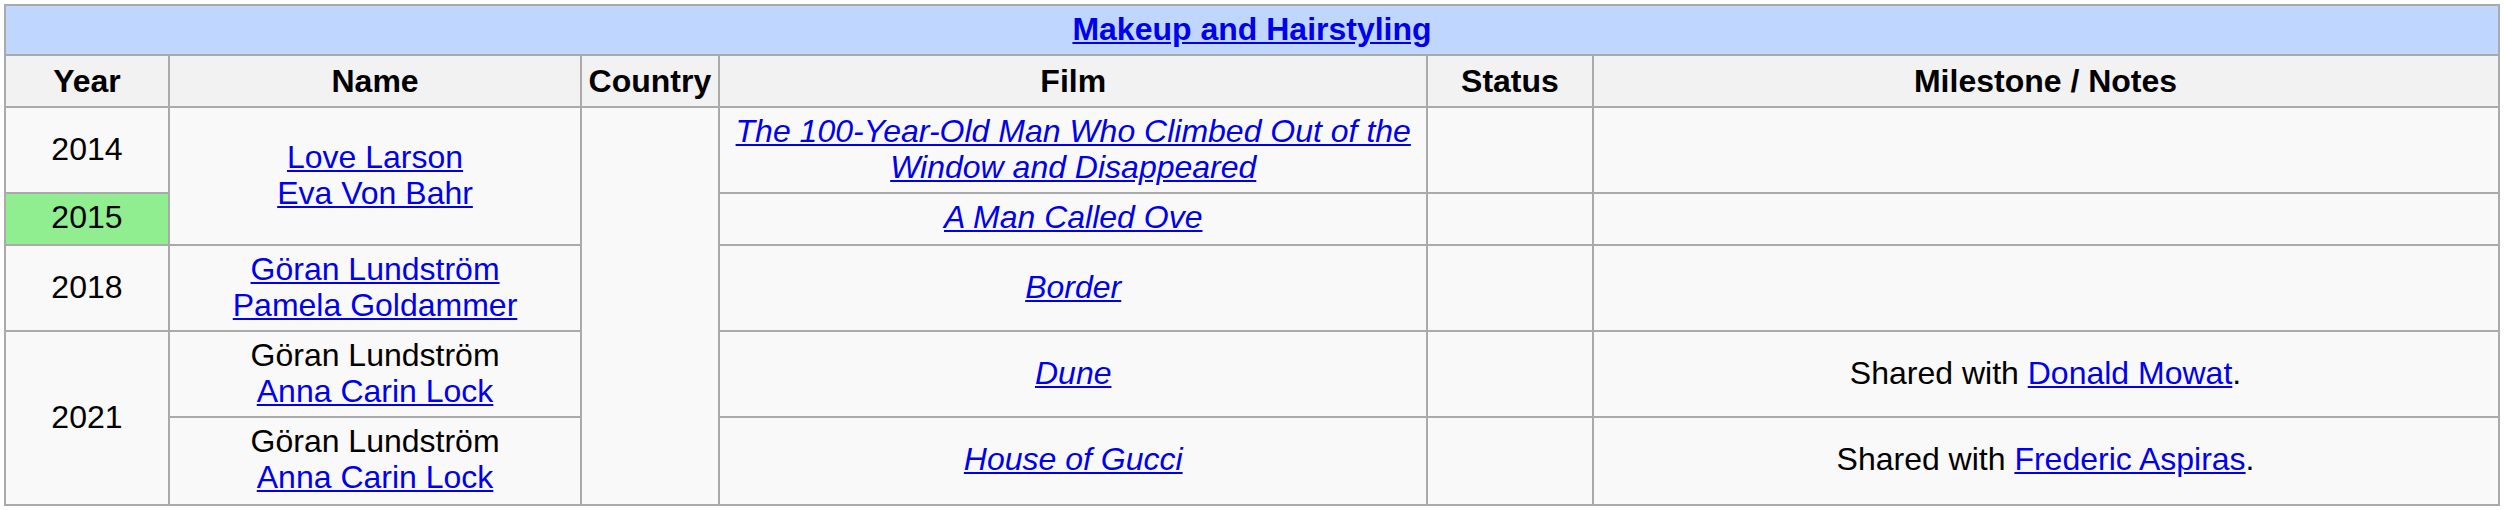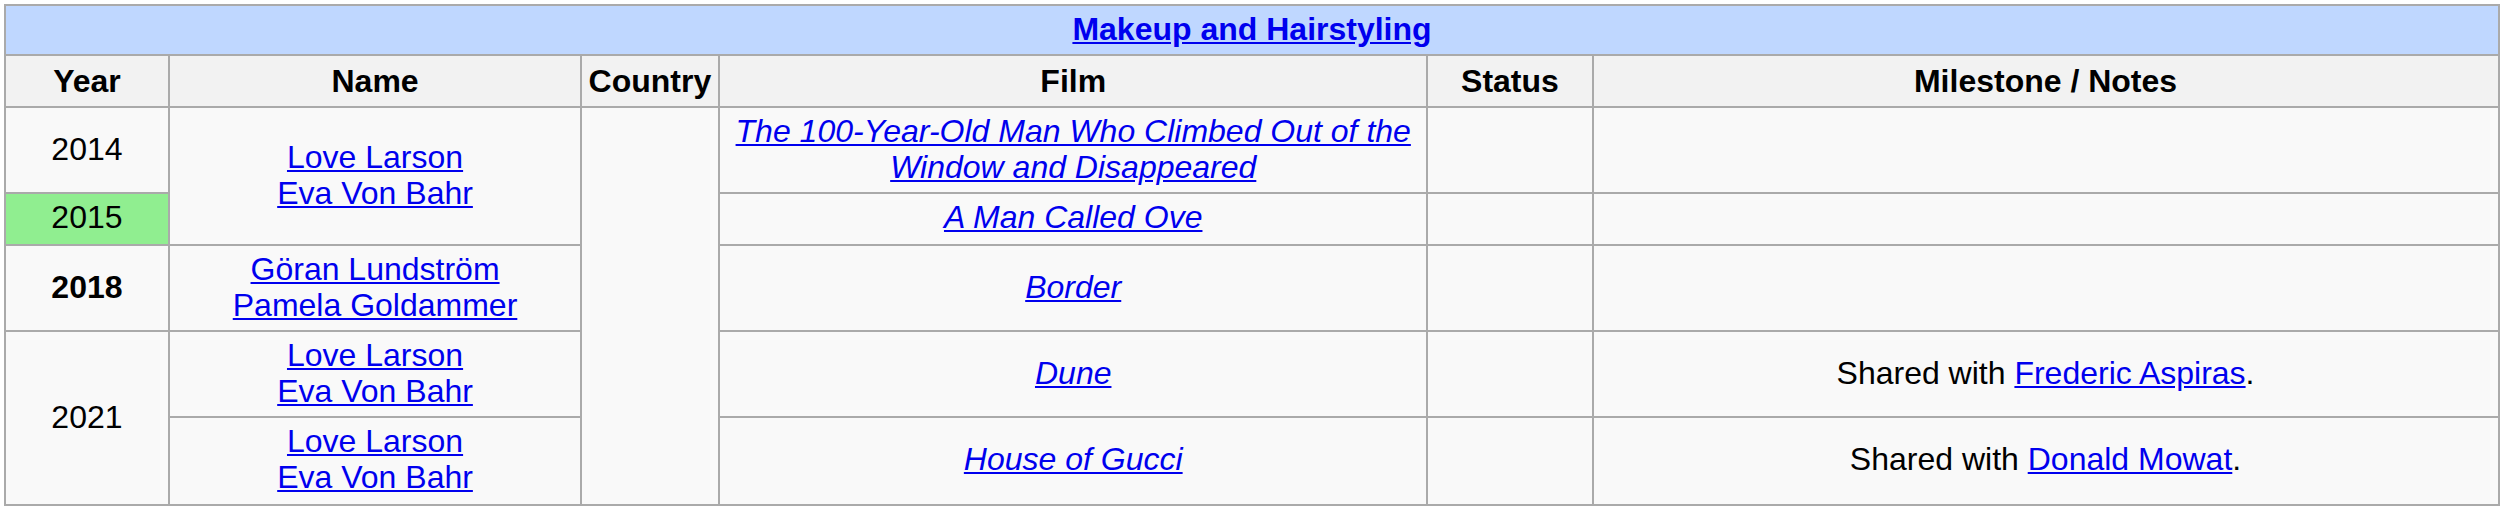(87, 286) normal -> (87, 286) bold
(375, 373) Göran Lundström Anna Carin Lock -> (375, 373) Love Larson Eva Von Bahr
(2046, 373) Shared with Donald Mowat. -> (2046, 373) Shared with Frederic Aspiras.
(375, 460) Göran Lundström Anna Carin Lock -> (375, 460) Love Larson Eva Von Bahr
(2046, 460) Shared with Frederic Aspiras. -> (2046, 460) Shared with Donald Mowat.
